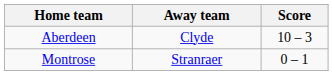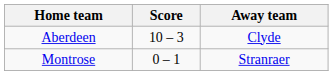columns swapped: (295, 15) <-> (197, 15)
